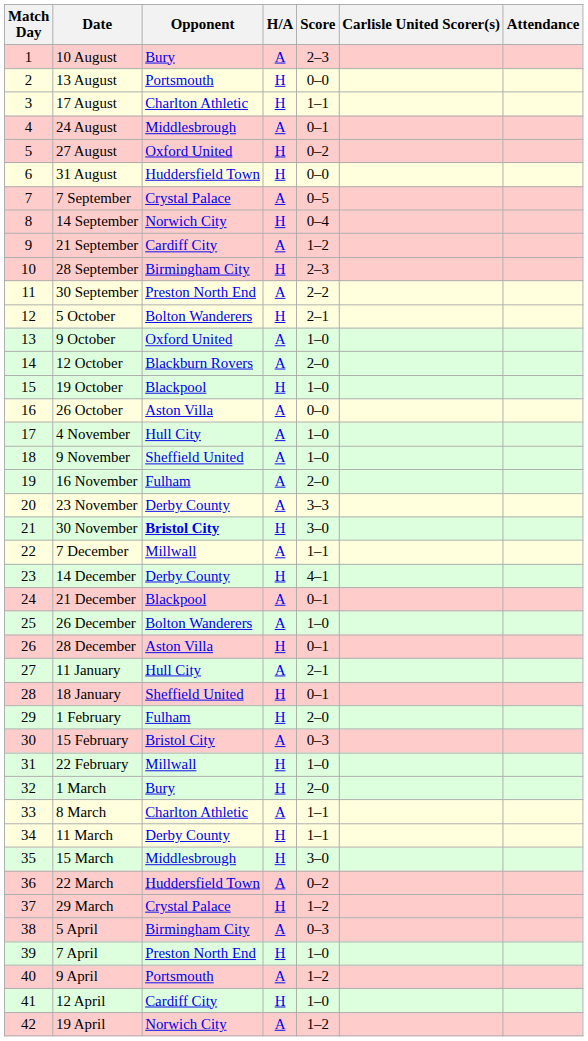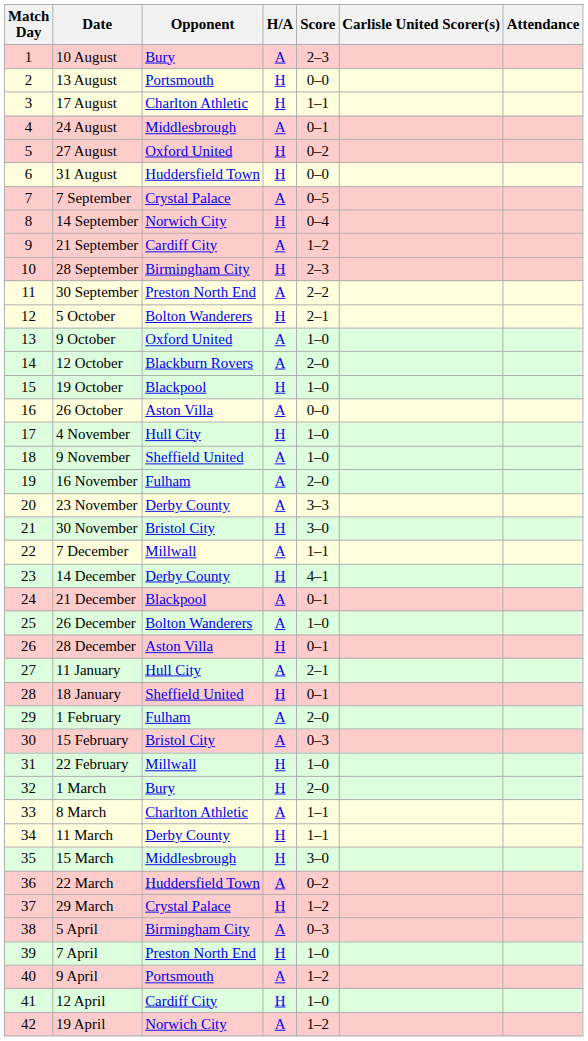(280, 434) A -> (280, 434) H
(182, 528) bold -> (180, 528) normal
(280, 717) H -> (280, 717) A
